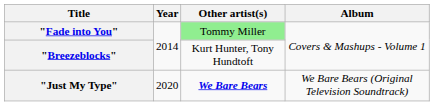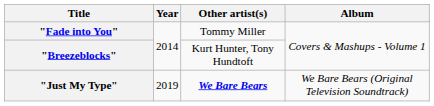(233, 31) lightgreen background -> (233, 31) no background
(167, 85) 2020 -> (167, 85) 2019
